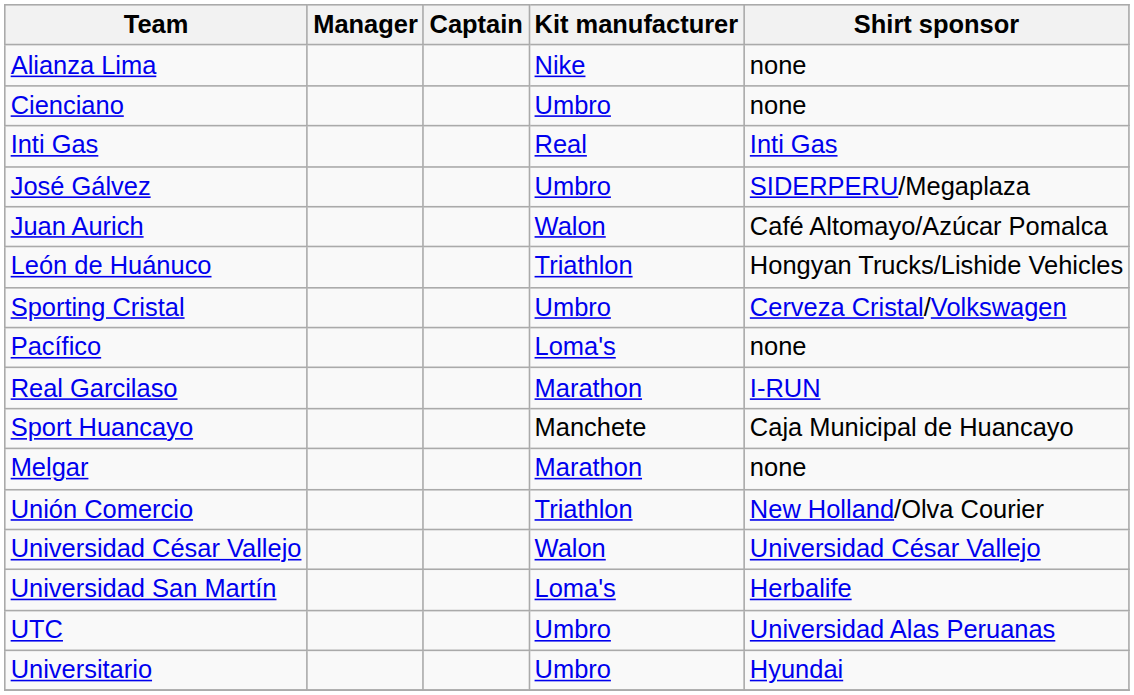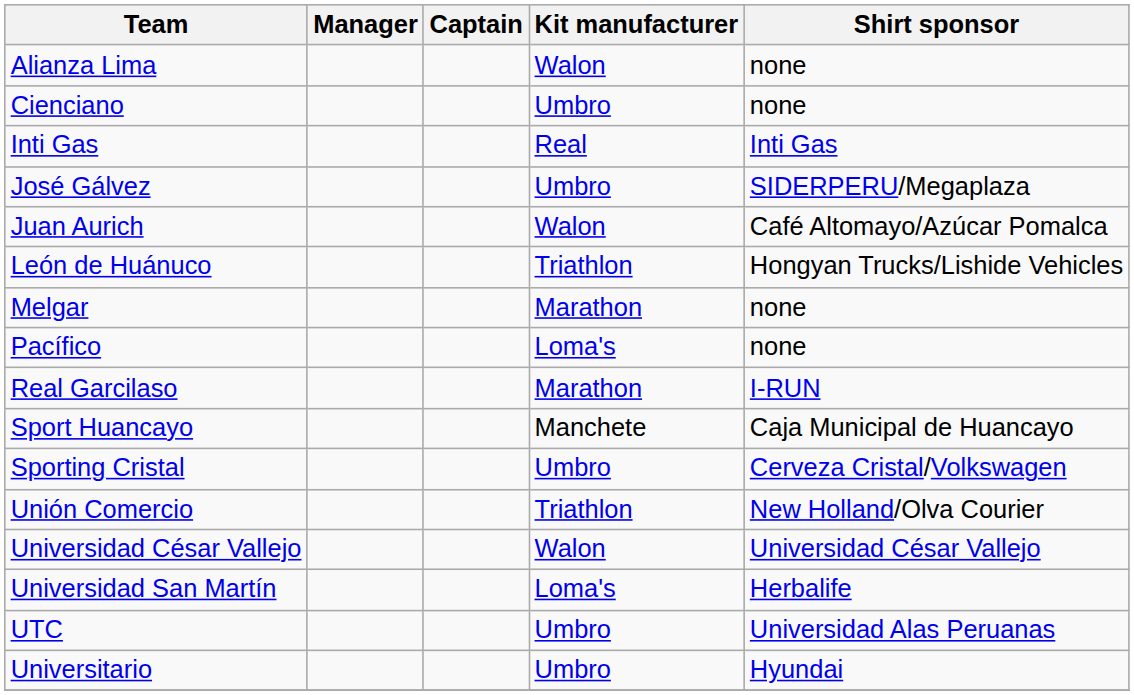(560, 65) Nike -> (570, 65) Walon
rows swapped: (50, 468) <-> (98, 307)
